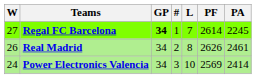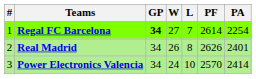columns swapped: (177, 13) <-> (12, 13)
(238, 30) 2245 -> (238, 30) 2254
(238, 47) 2461 -> (238, 47) 2401
(211, 64) 2569 -> (211, 64) 2570
